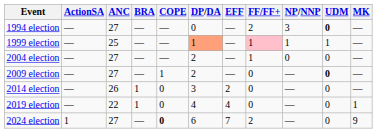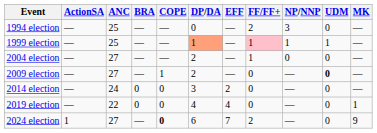(113, 27) 27 -> (113, 27) 25
(328, 27) bold -> (328, 27) normal
(113, 89) 26 -> (113, 89) 24
(137, 89) 1 -> (137, 89) 0
(137, 105) 1 -> (137, 105) 0
